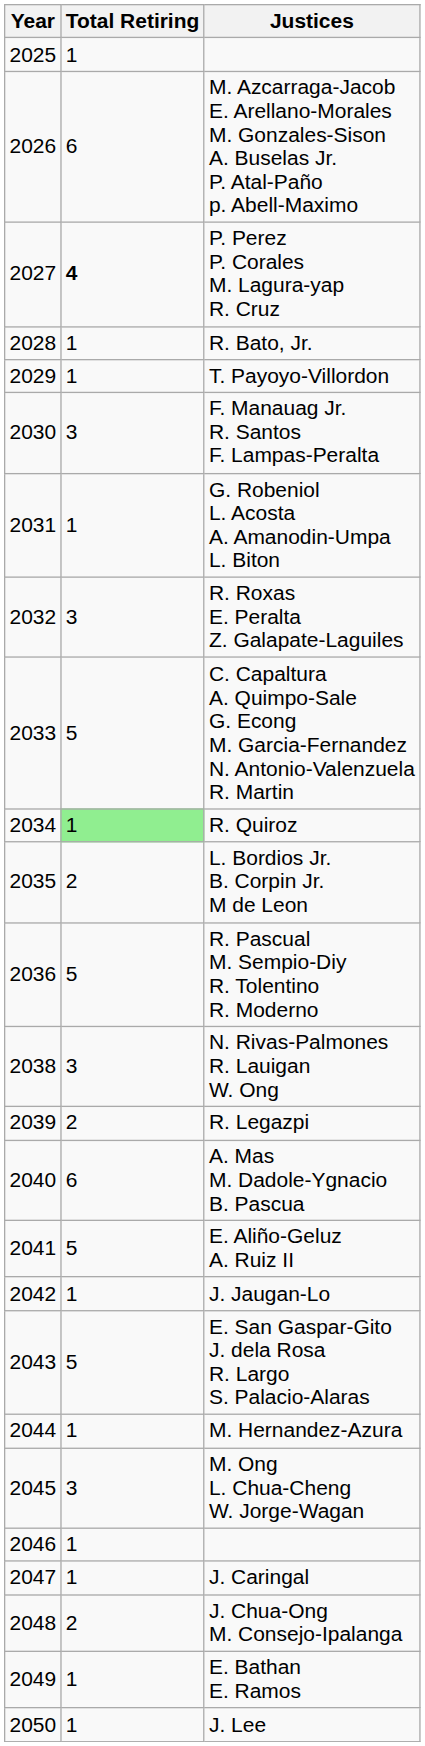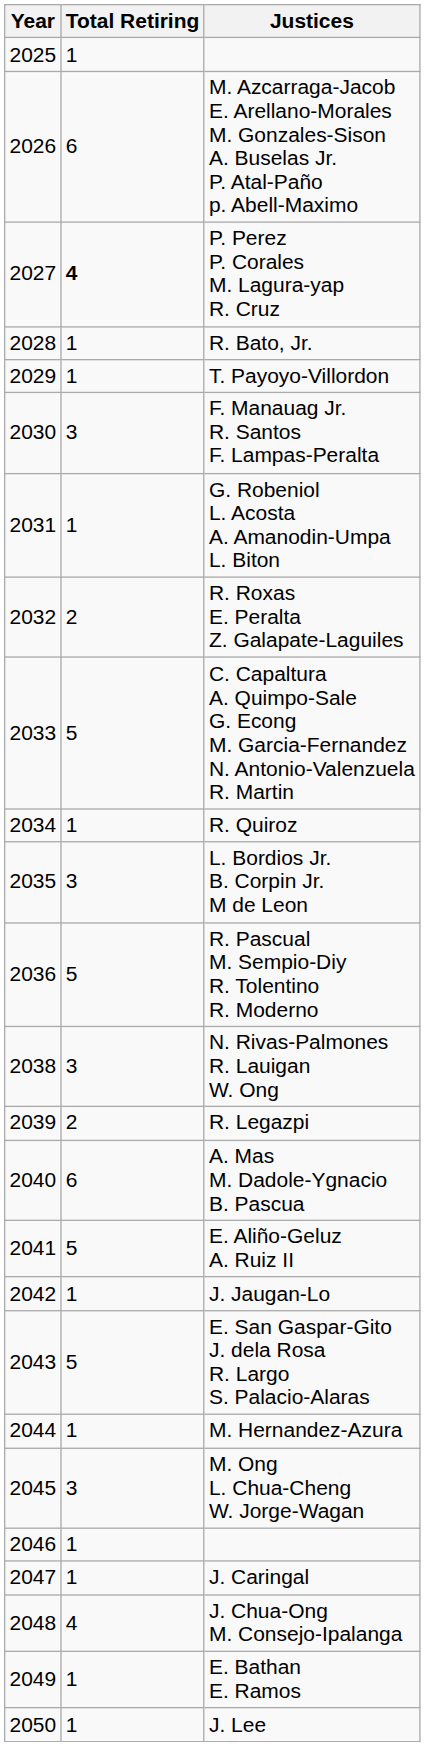(72, 617) 3 -> (72, 617) 2
(72, 825) lightgreen background -> (72, 825) no background
(72, 881) 2 -> (72, 881) 3
(72, 1622) 2 -> (72, 1622) 4
